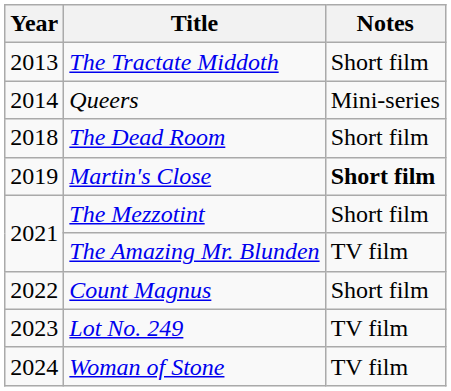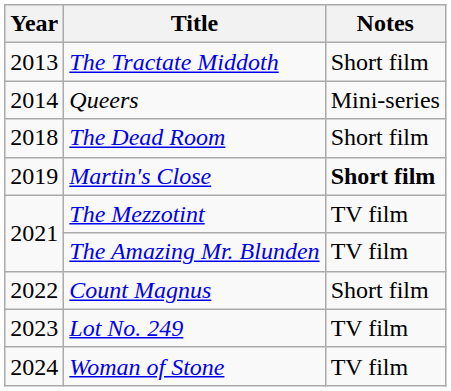(380, 213) Short film -> (369, 213) TV film
